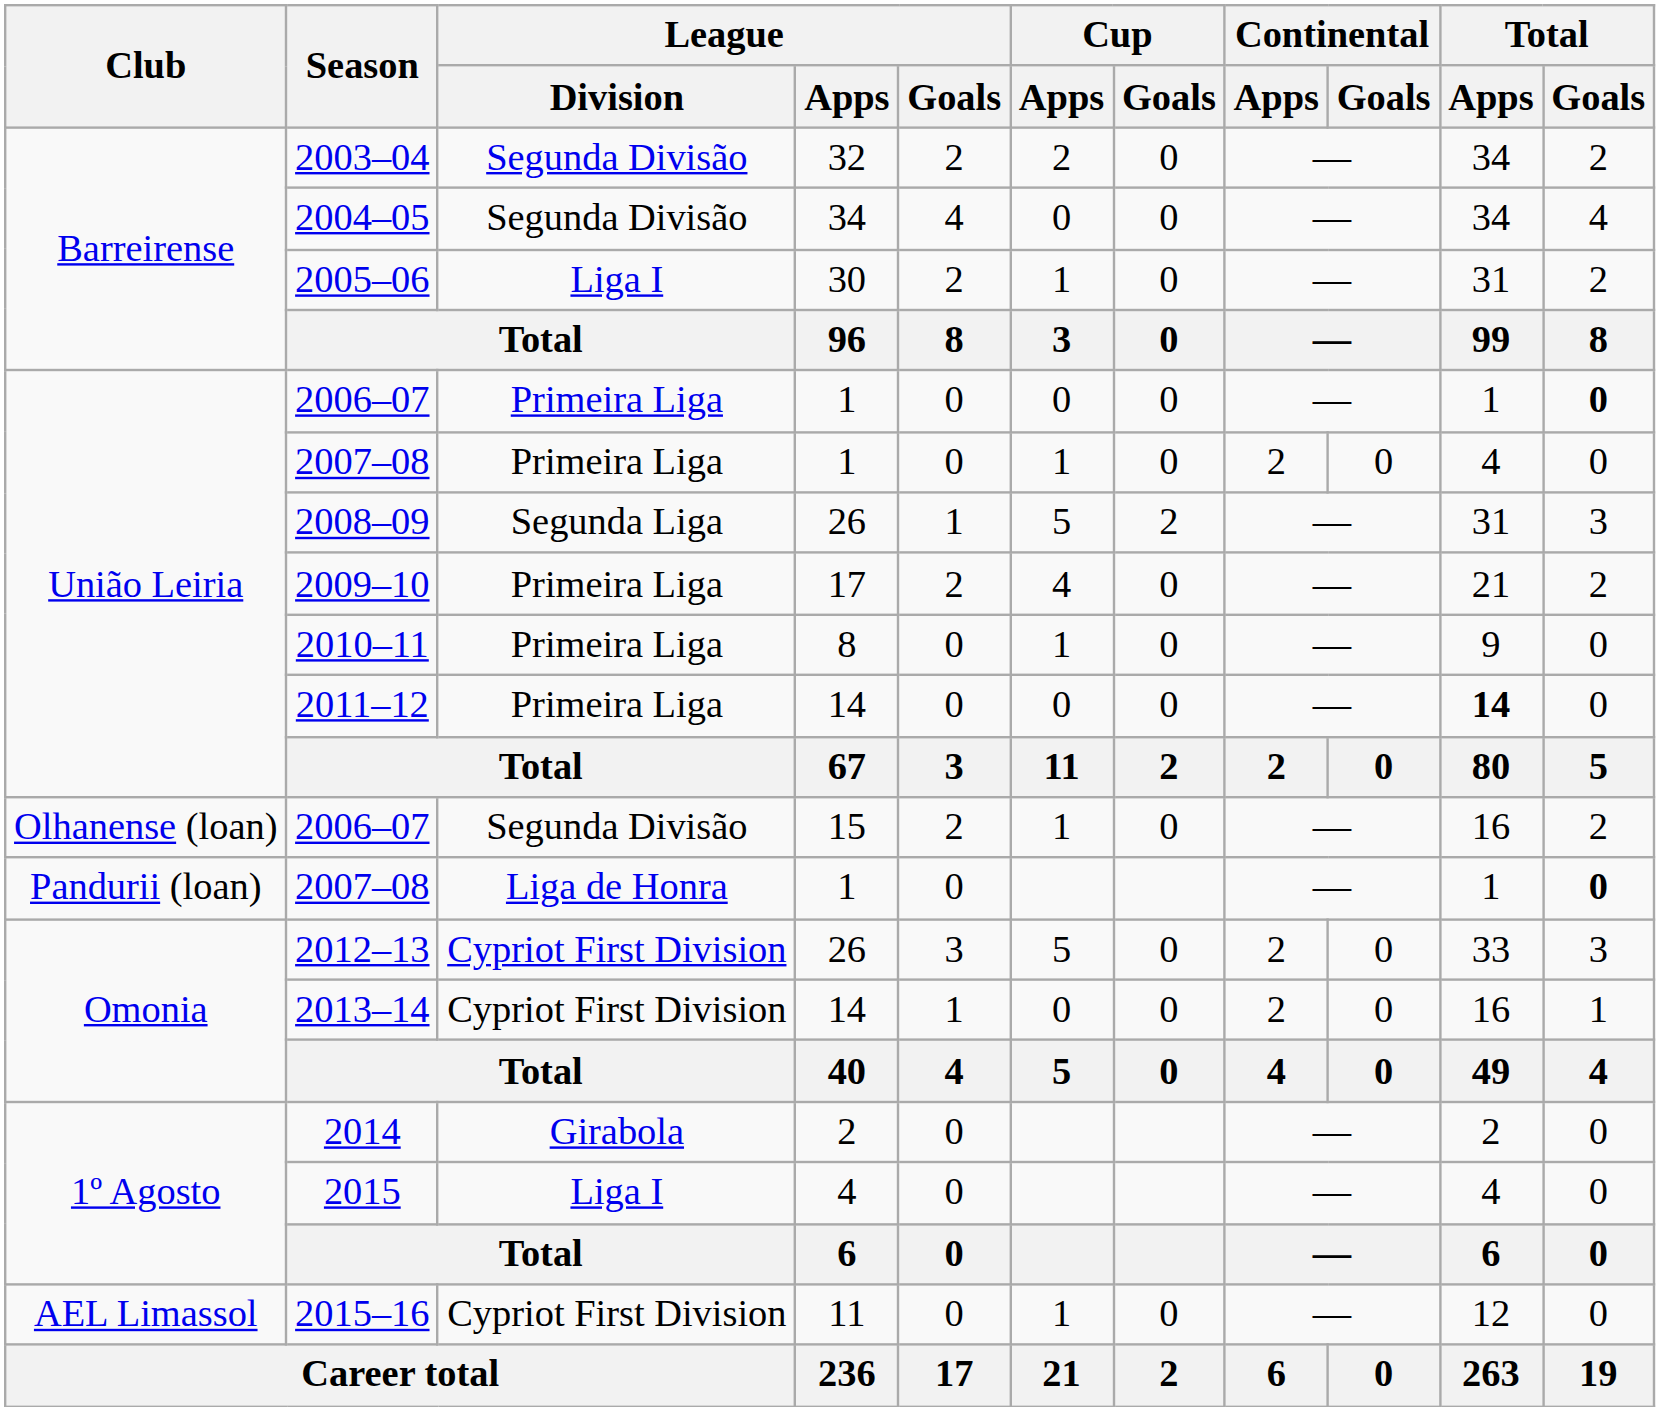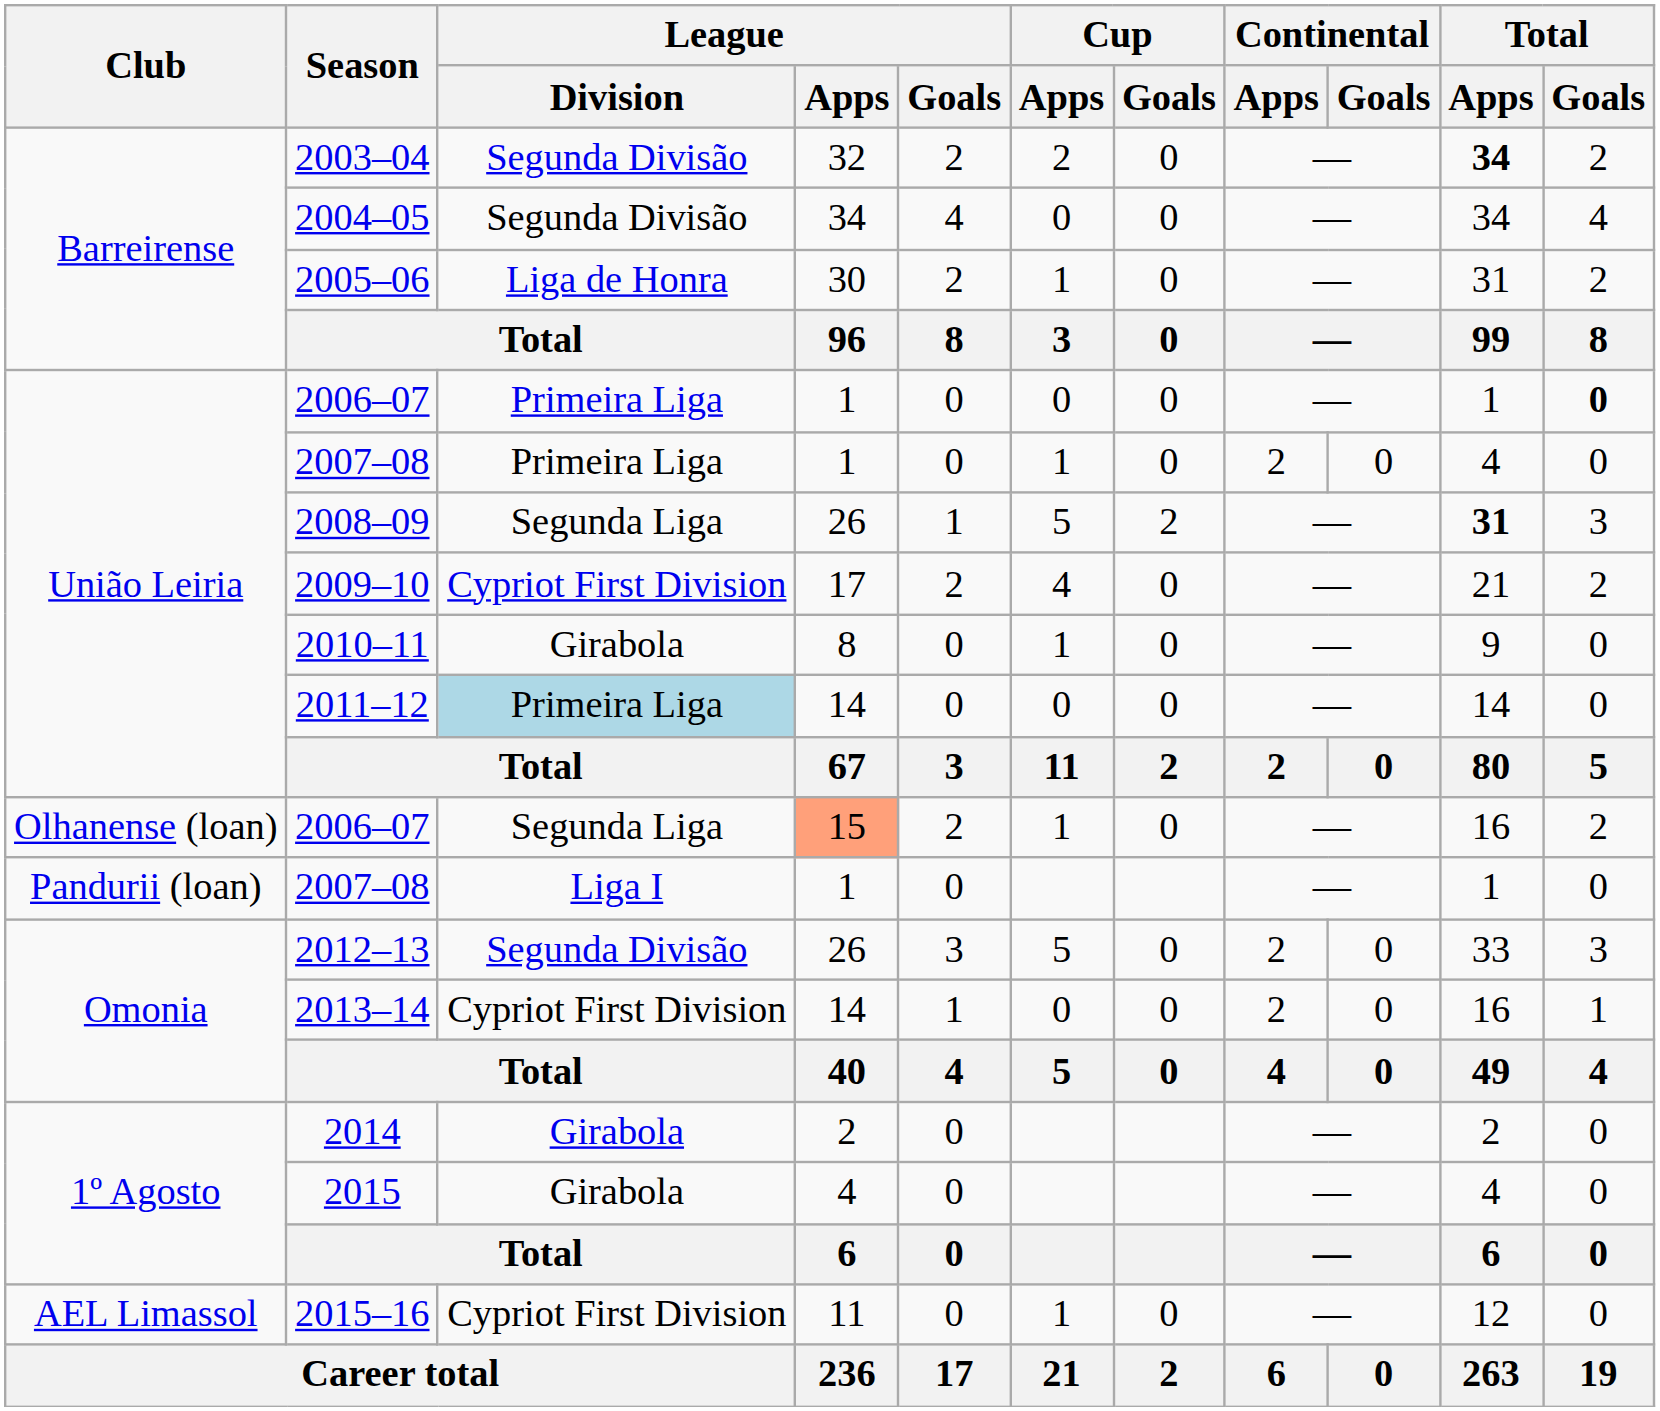(1491, 156) normal -> (1491, 156) bold
(617, 278) Liga I -> (617, 278) Liga de Honra
(1491, 522) normal -> (1491, 522) bold
(617, 583) Primeira Liga -> (617, 583) Cypriot First Division
(617, 643) Primeira Liga -> (617, 643) Girabola
(617, 704) no background -> (617, 704) lightblue background
(1491, 704) bold -> (1491, 704) normal
(617, 826) Segunda Divisão -> (617, 826) Segunda Liga
(847, 826) no background -> (847, 826) lightsalmon background
(617, 887) Liga de Honra -> (617, 887) Liga I
(1598, 887) bold -> (1598, 887) normal
(617, 948) Cypriot First Division -> (617, 948) Segunda Divisão
(617, 1192) Liga I -> (617, 1192) Girabola
